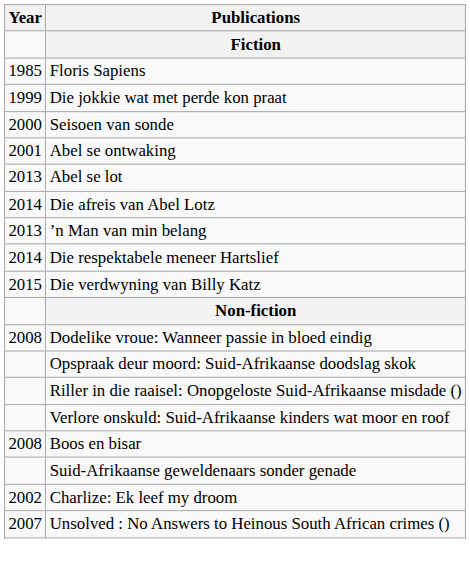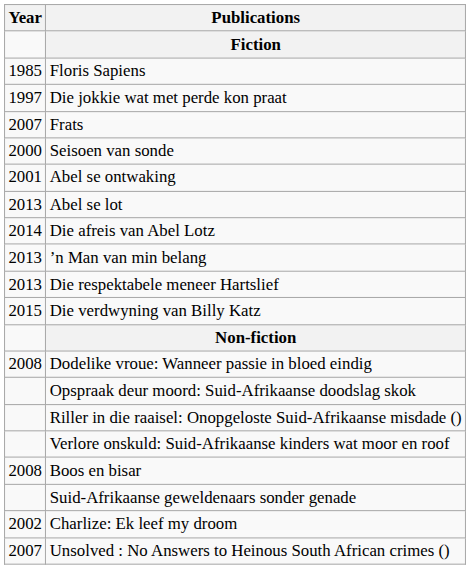(25, 97) 1999 -> (25, 97) 1997
+ row: (67, 124)
(25, 257) 2014 -> (25, 284) 2013
